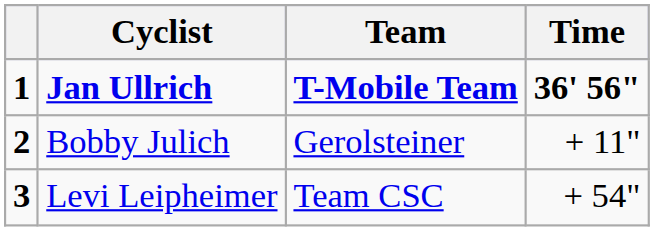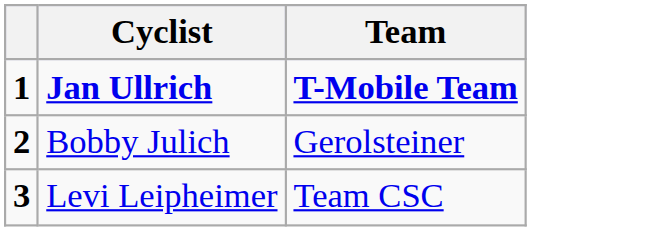- column: (587, 31)
